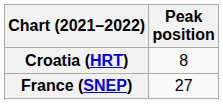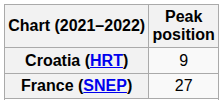(184, 60) 8 -> (184, 60) 9
